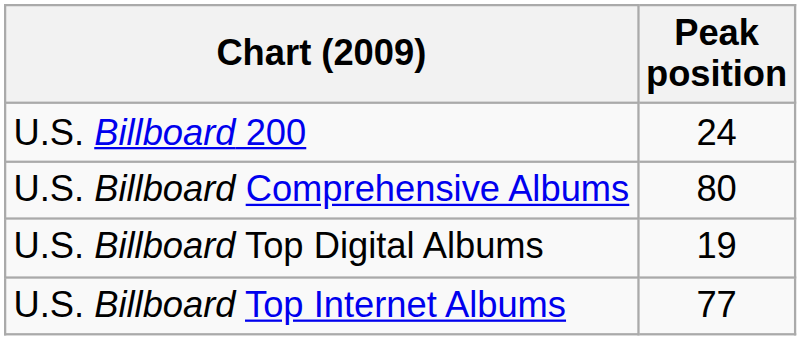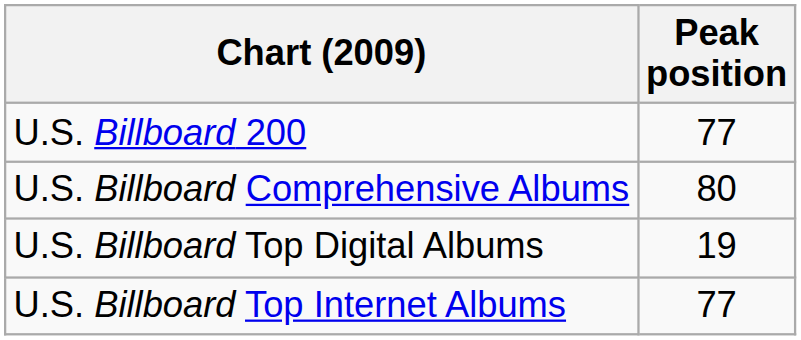(717, 131) 24 -> (717, 131) 77
